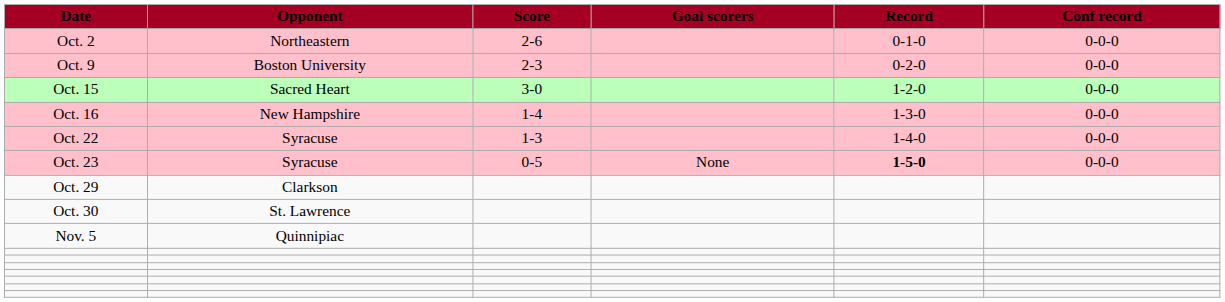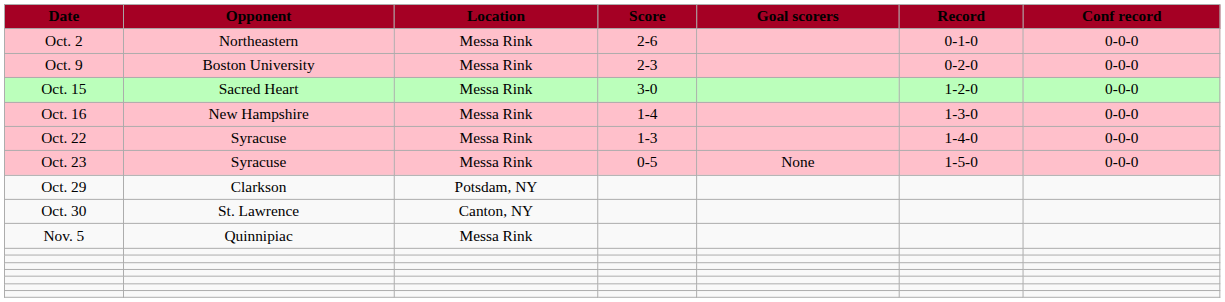+ column: (496, 16)
(909, 162) bold -> (961, 162) normal
